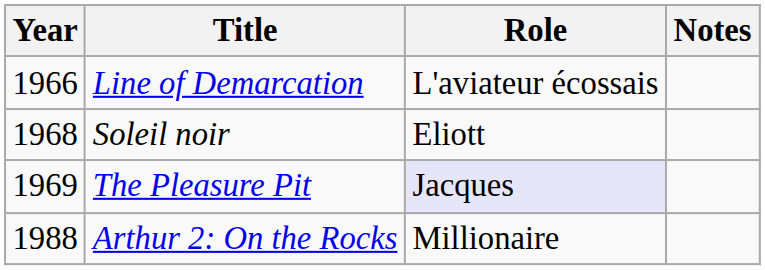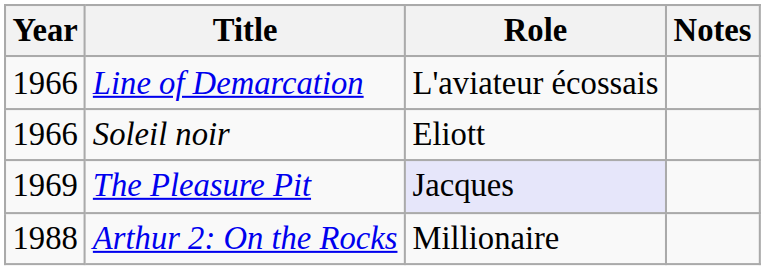(45, 133) 1968 -> (45, 133) 1966
